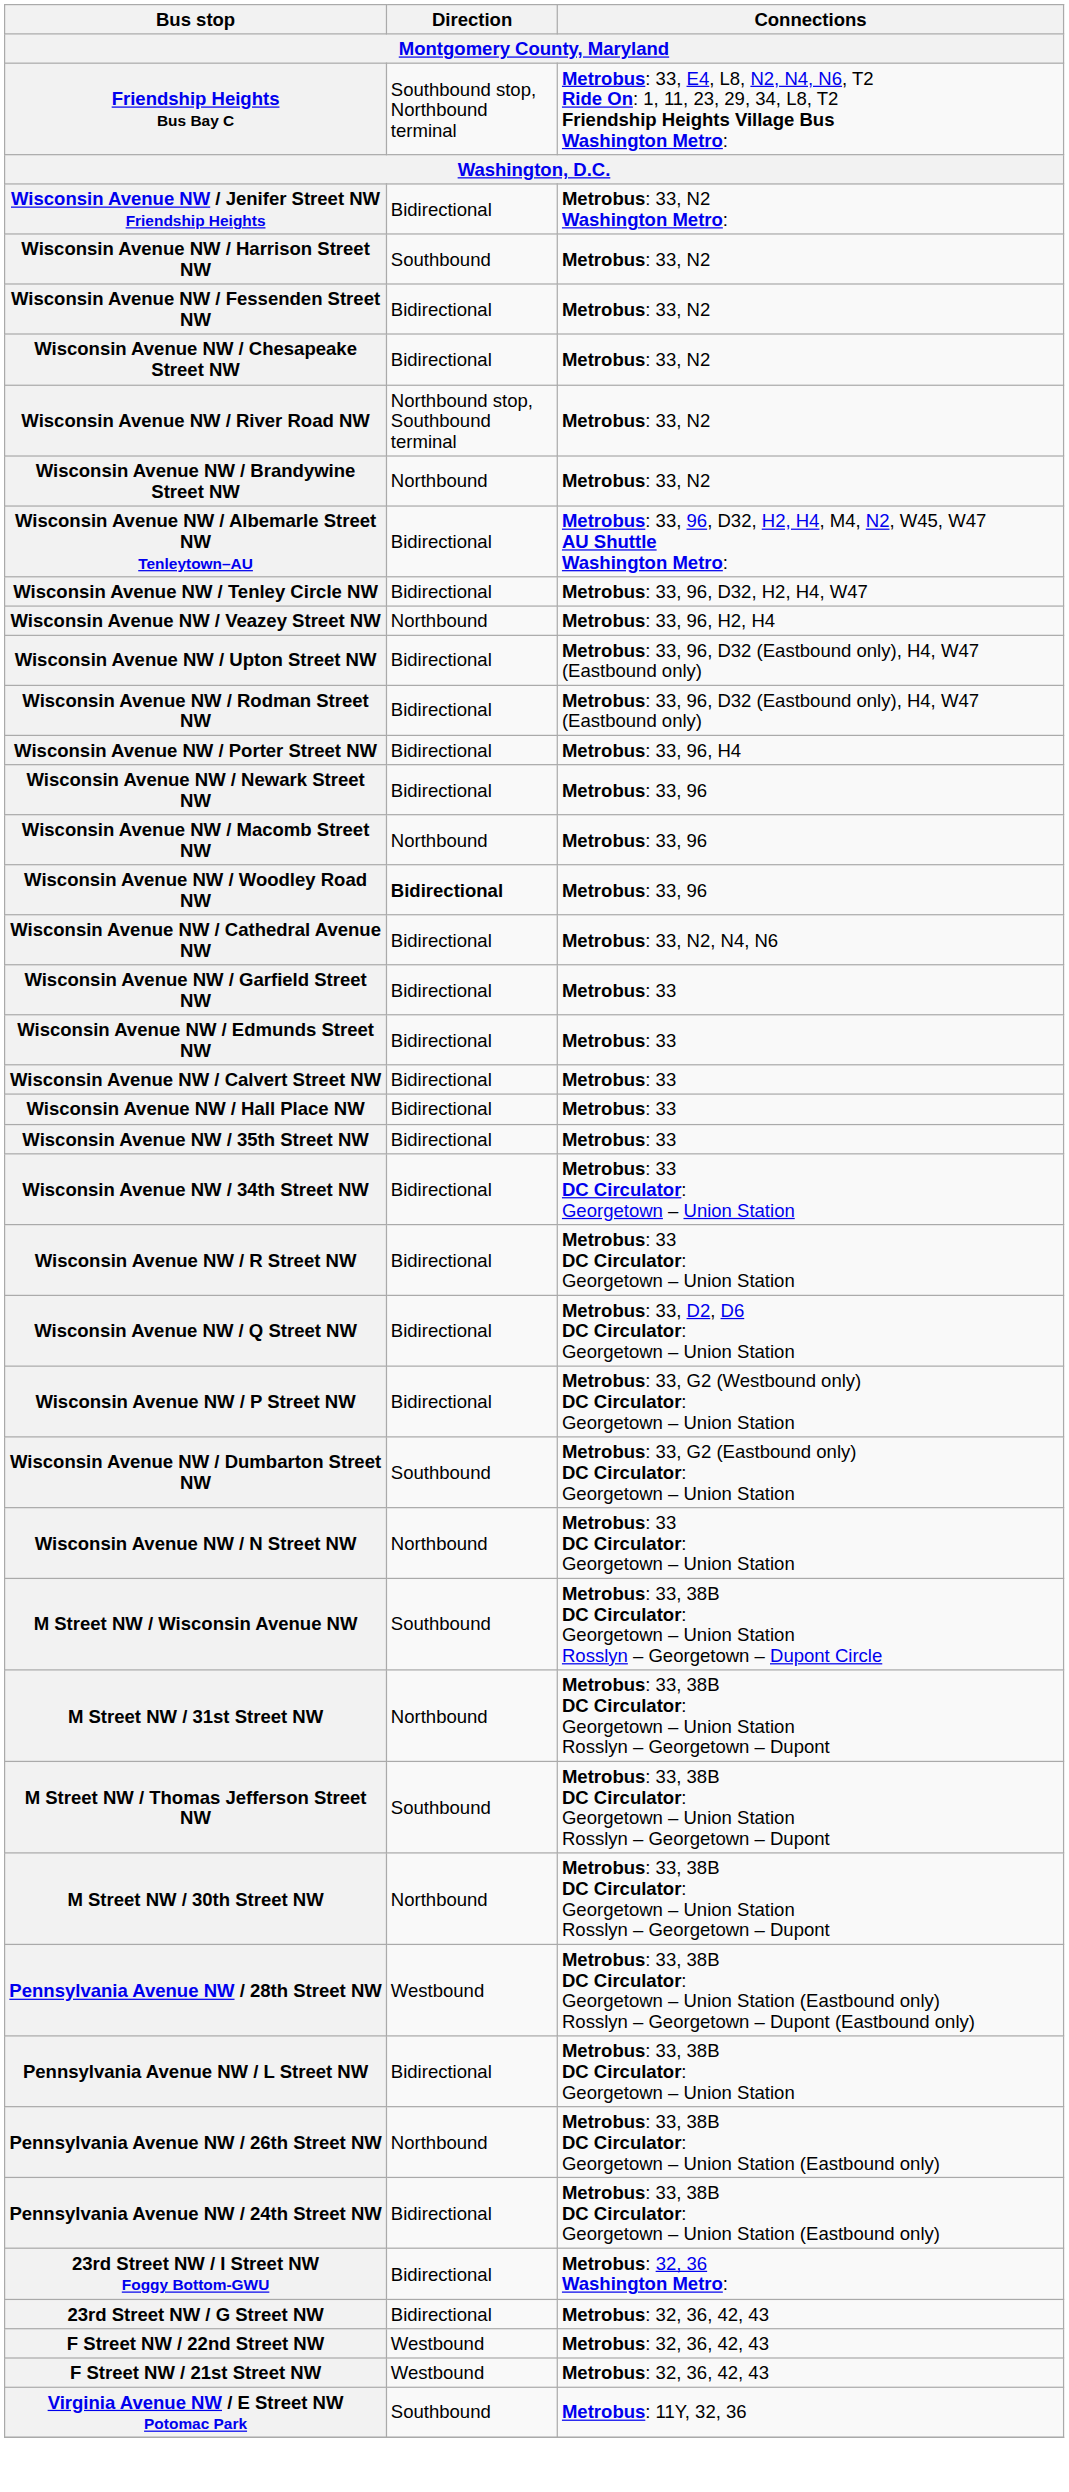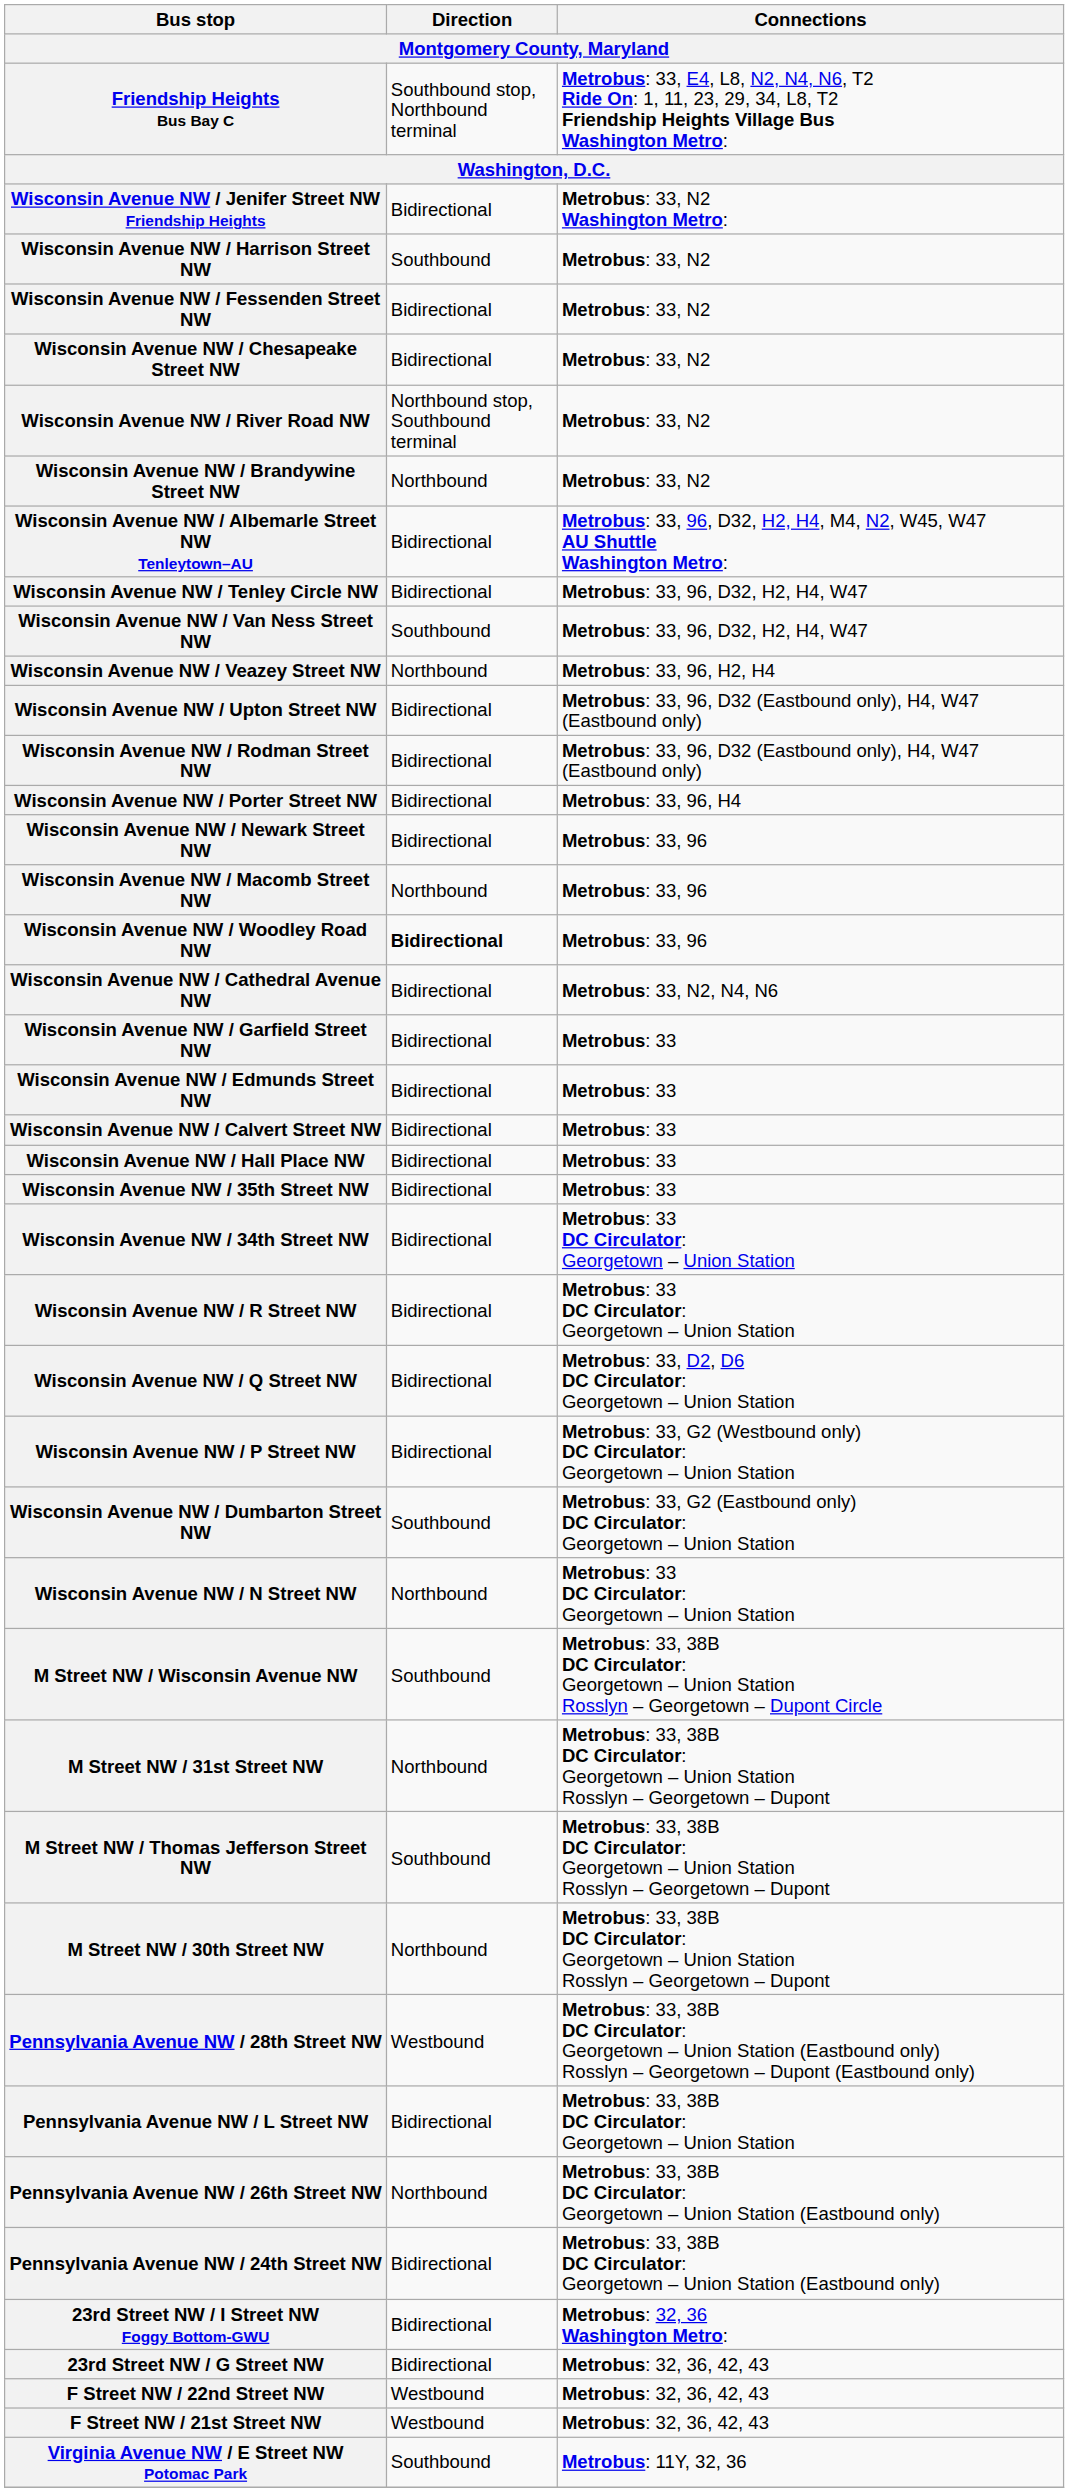+ row: (196, 631)
